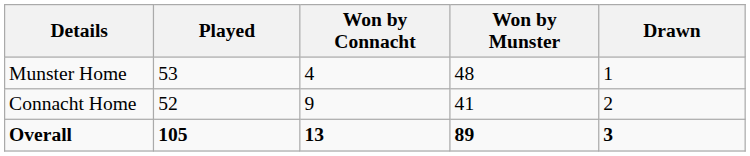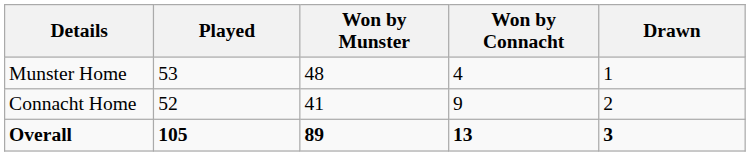columns swapped: (524, 30) <-> (375, 30)
